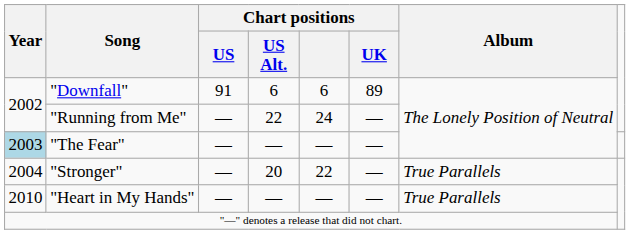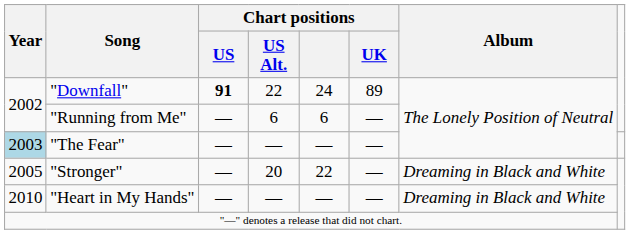(224, 90) normal -> (224, 90) bold
(274, 90) 6 -> (274, 90) 22
(324, 90) 6 -> (324, 90) 24
(274, 117) 22 -> (274, 117) 6
(324, 117) 24 -> (324, 117) 6
(25, 171) 2004 -> (25, 171) 2005
(452, 171) True Parallels -> (504, 171) Dreaming in Black and White
(452, 198) True Parallels -> (504, 198) Dreaming in Black and White
